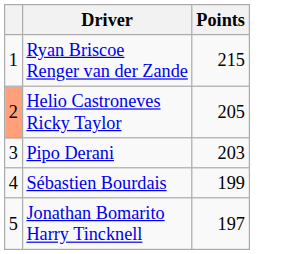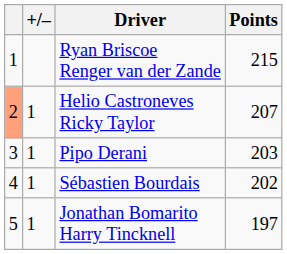+ column: (39, 19)
(231, 112) 205 -> (264, 112) 207
(231, 183) 199 -> (264, 183) 202
